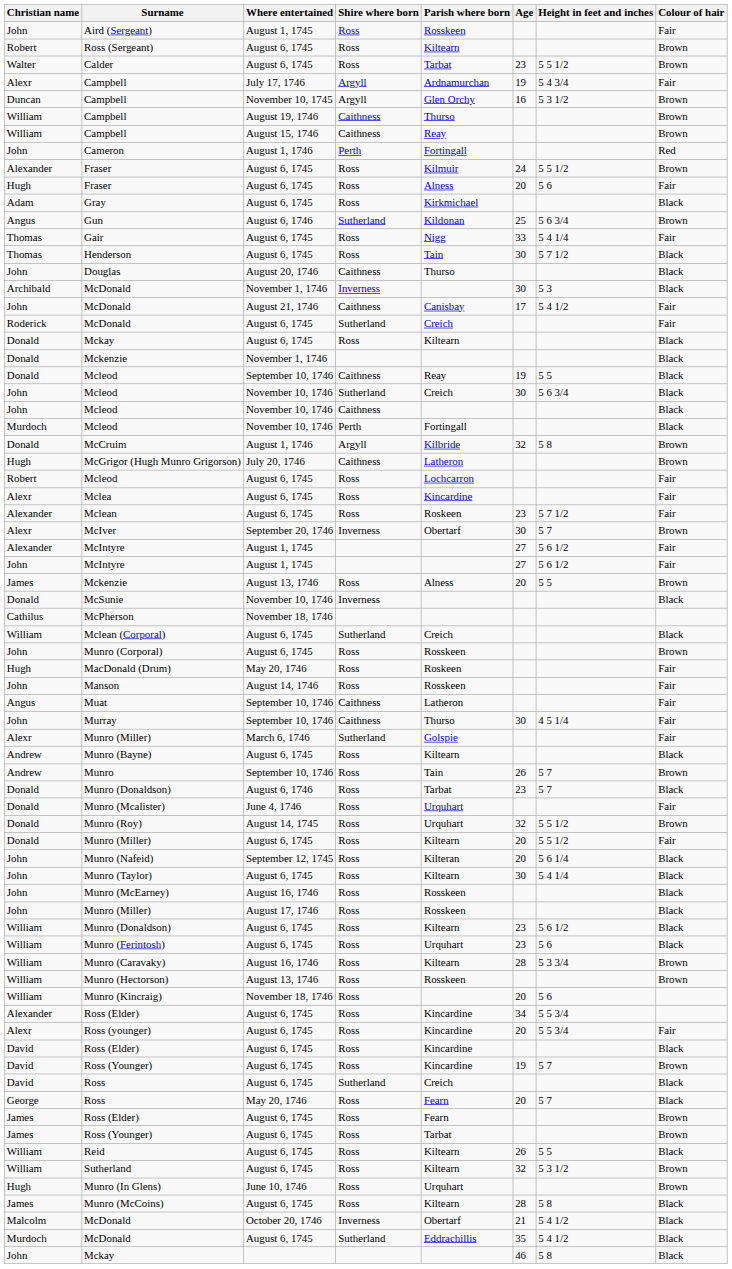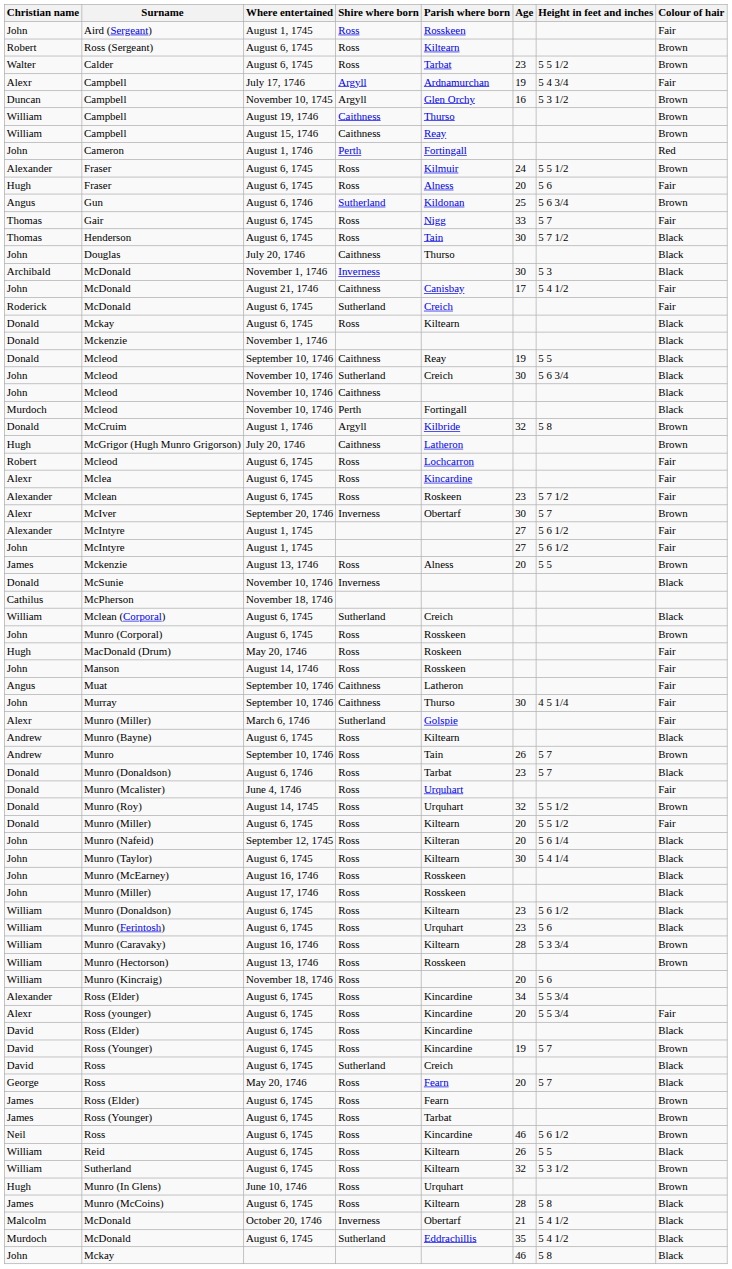- row: (20, 202)
(553, 237) 5 4 1/4 -> (545, 220) 5 7
(282, 271) August 20, 1746 -> (275, 254) July 20, 1746
+ row: (16, 1134)
